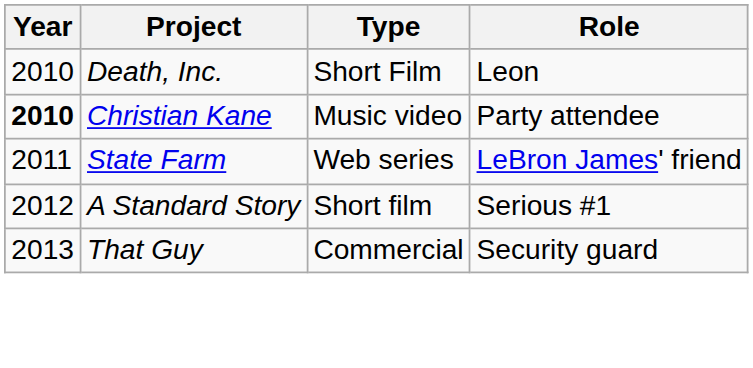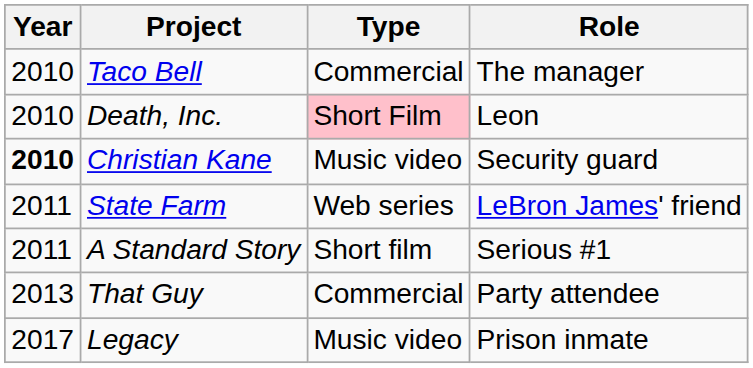+ row: (144, 71)
(378, 71) no background -> (378, 116) pink background
(568, 116) Party attendee -> (567, 160) Security guard
(43, 205) 2012 -> (42, 250) 2011
(567, 250) Security guard -> (568, 294) Party attendee
+ row: (132, 339)
